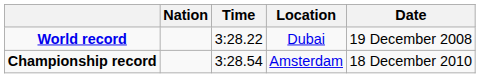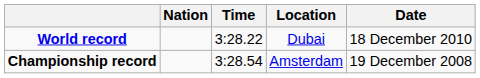(411, 38) 19 December 2008 -> (411, 38) 18 December 2010
(411, 61) 18 December 2010 -> (411, 61) 19 December 2008
